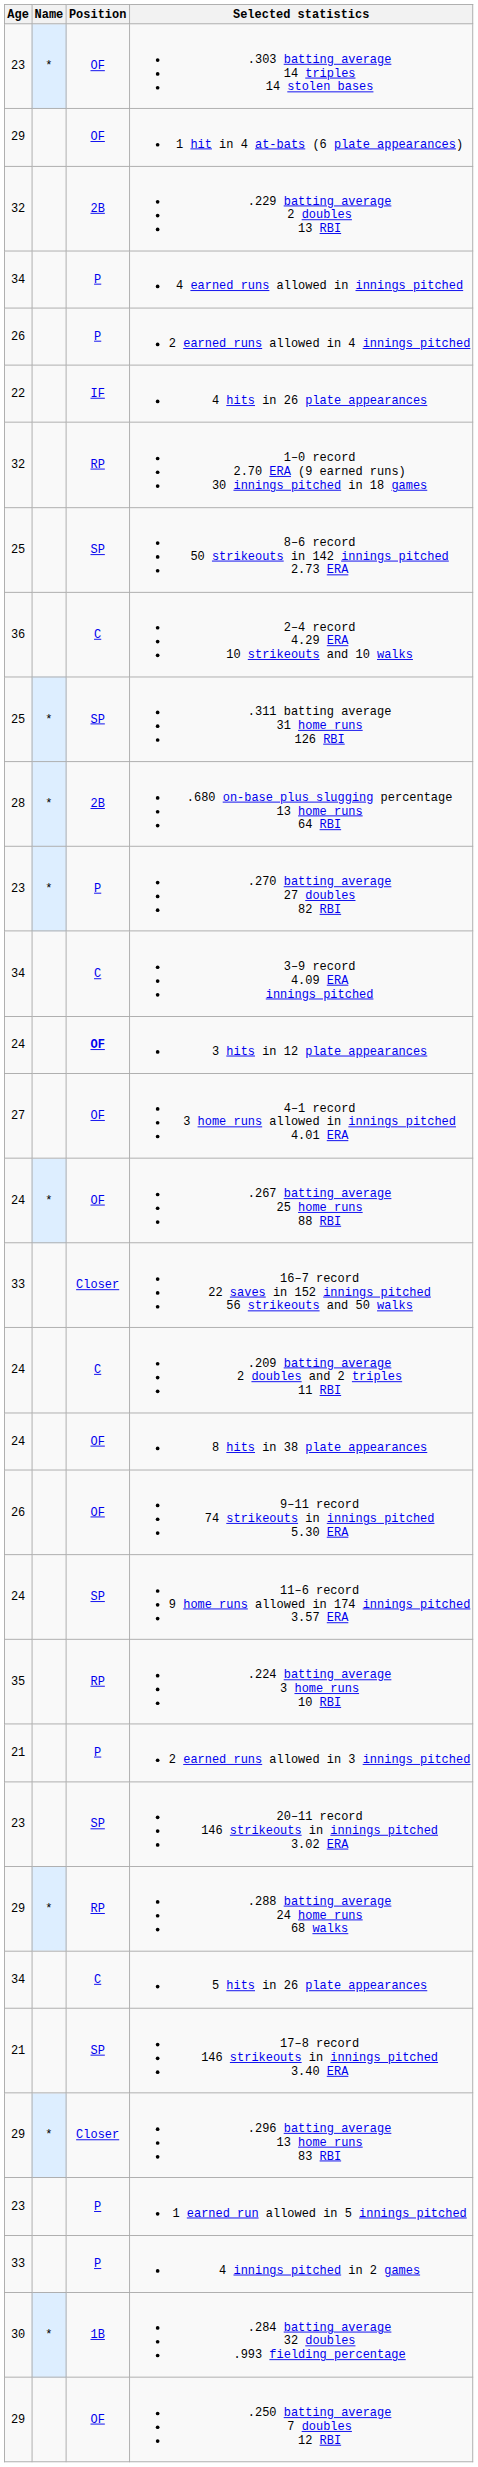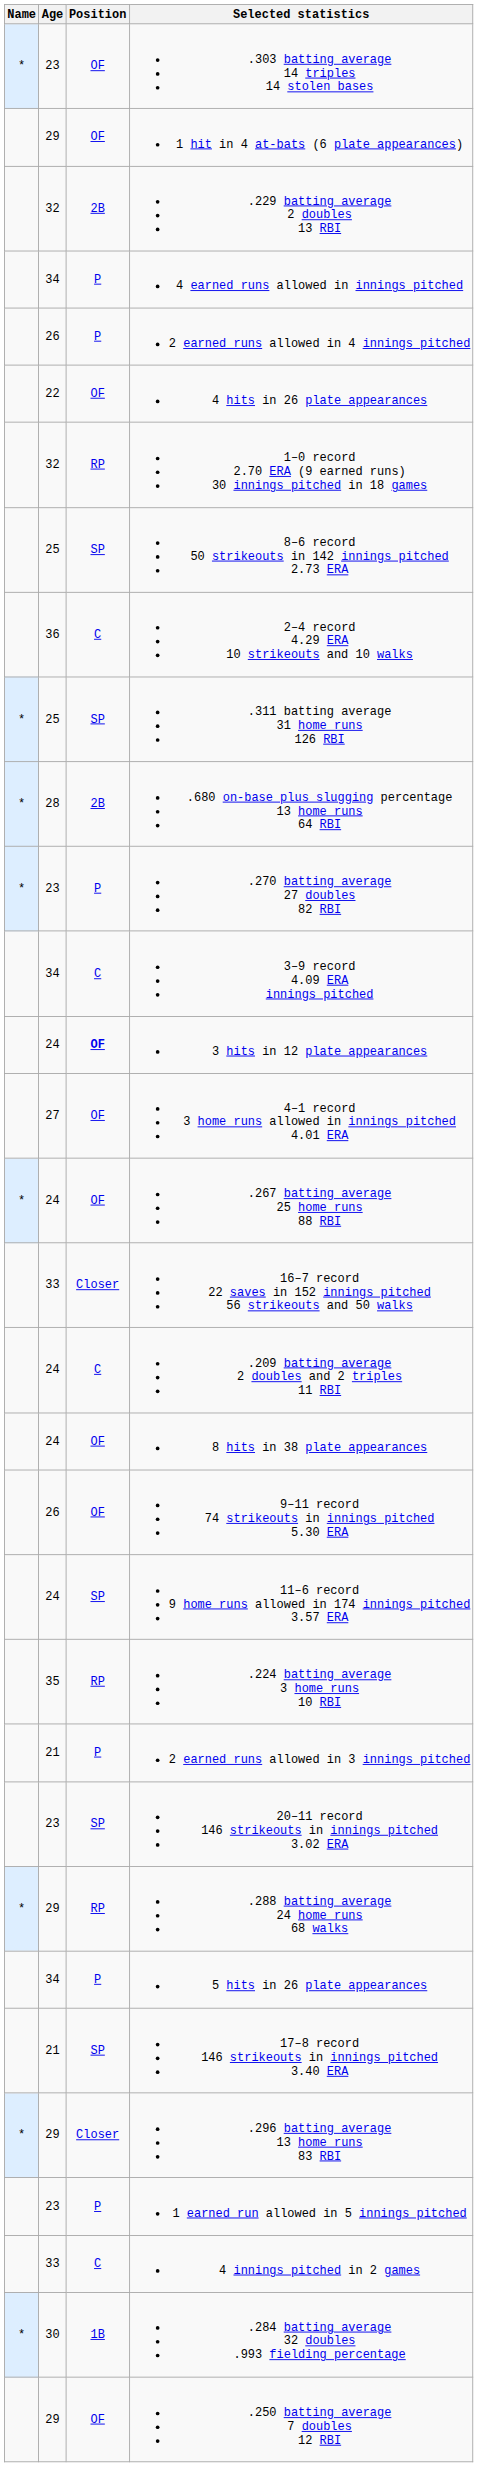columns swapped: (49, 14) <-> (18, 14)
(98, 394) IF -> (98, 394) OF
(98, 1980) C -> (98, 1980) P
(98, 2264) P -> (98, 2264) C
